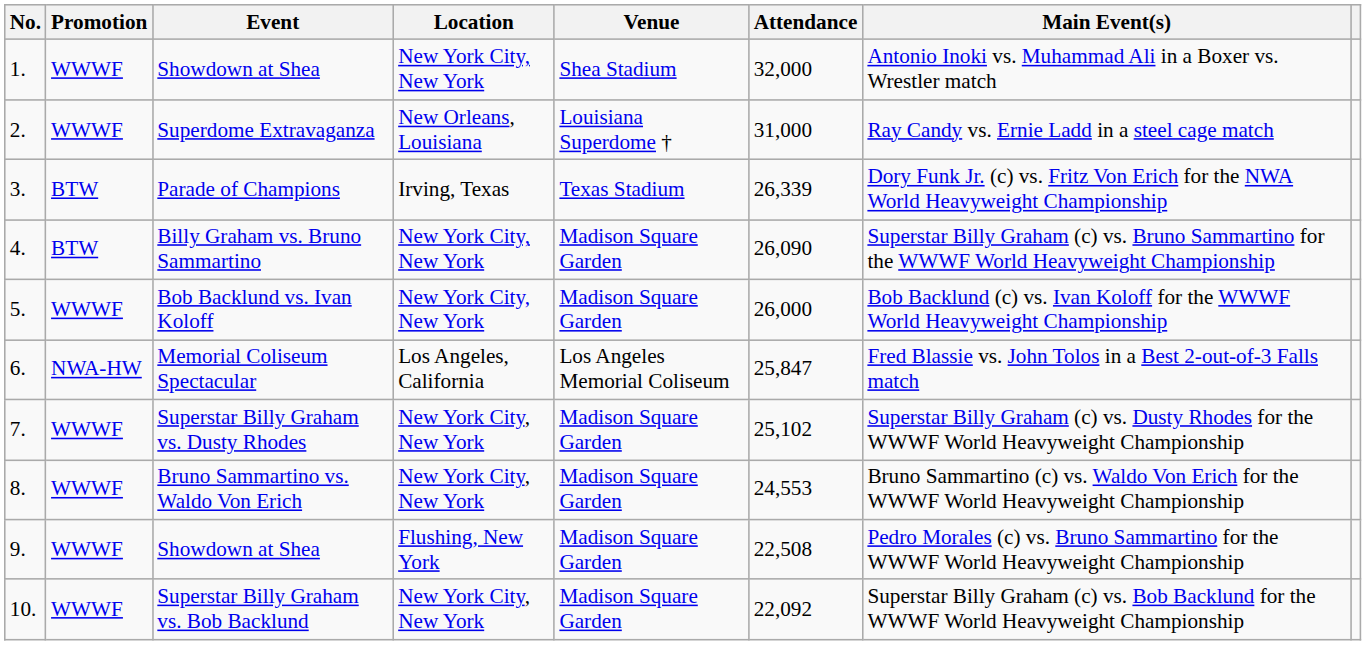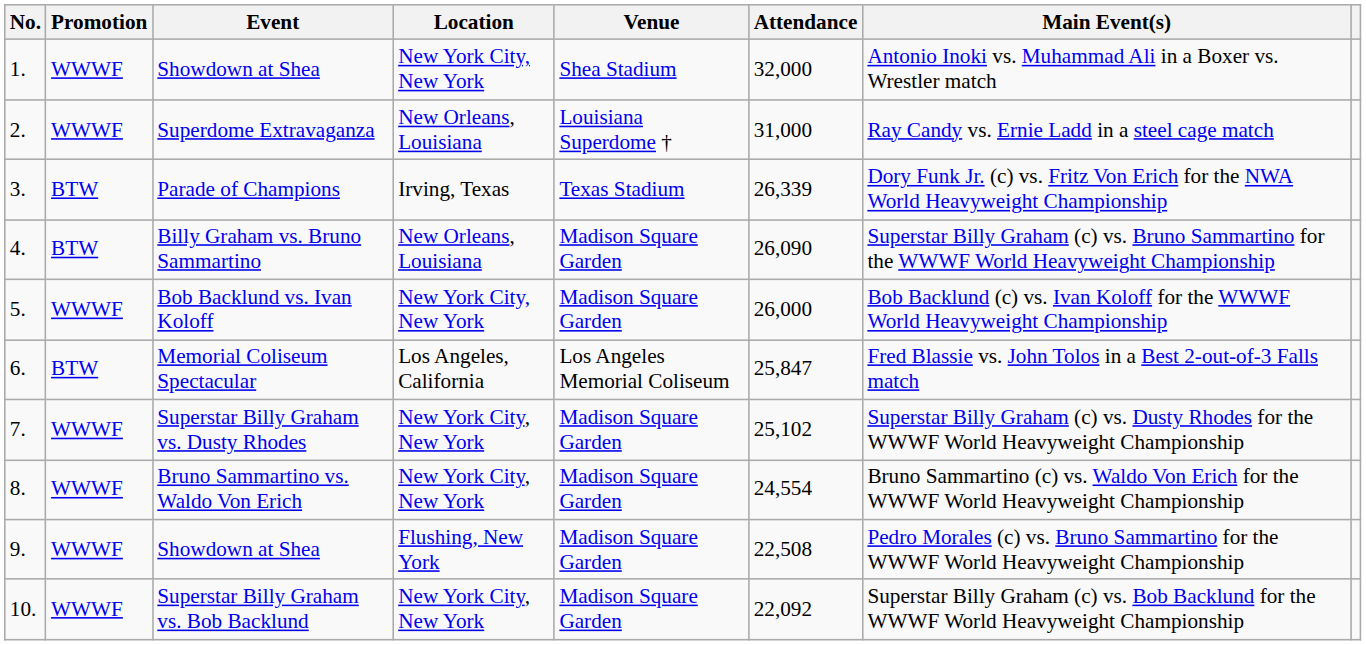(464, 248) New York City, New York -> (456, 248) New Orleans, Louisiana
(96, 368) NWA-HW -> (75, 368) BTW
(783, 488) 24,553 -> (783, 488) 24,554
